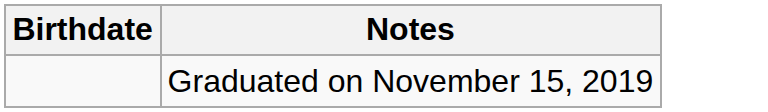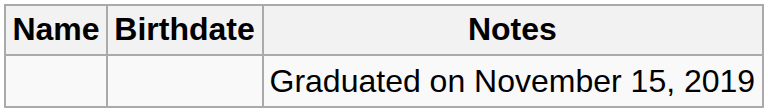+ column: (56, 29)
